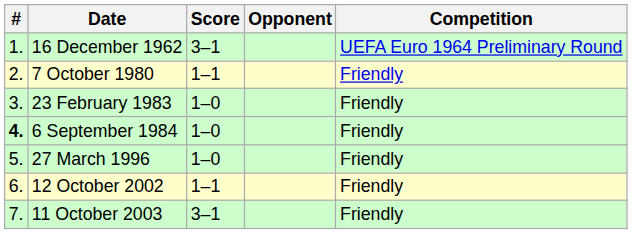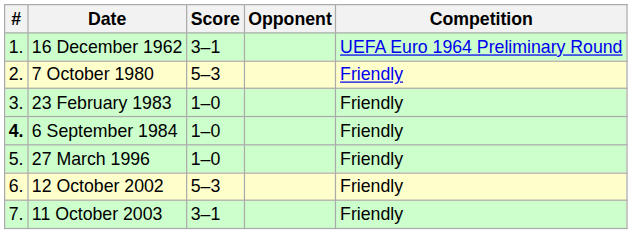(205, 75) 1–1 -> (205, 75) 5–3
(205, 187) 1–1 -> (205, 187) 5–3
